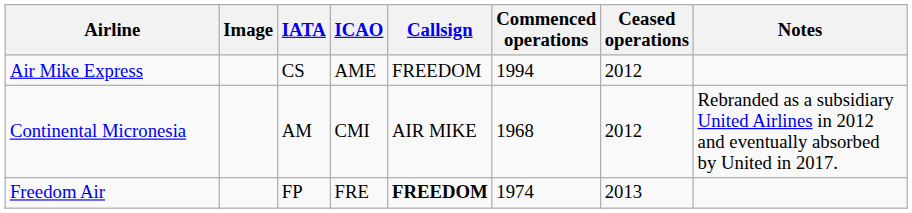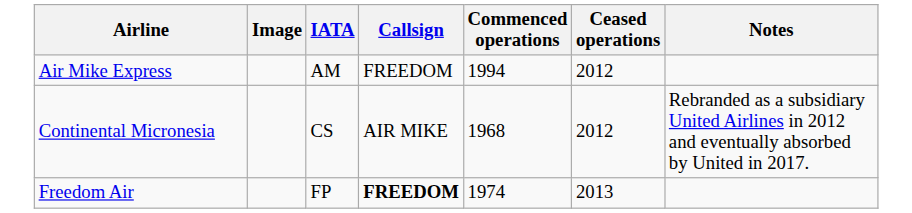- column: (359, 29)
(293, 70) CS -> (326, 70) AM
(297, 131) AM -> (322, 131) CS
